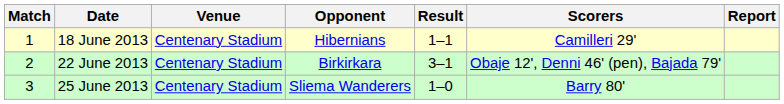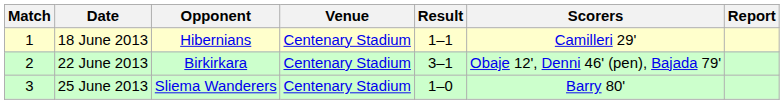columns swapped: (350, 16) <-> (218, 16)
